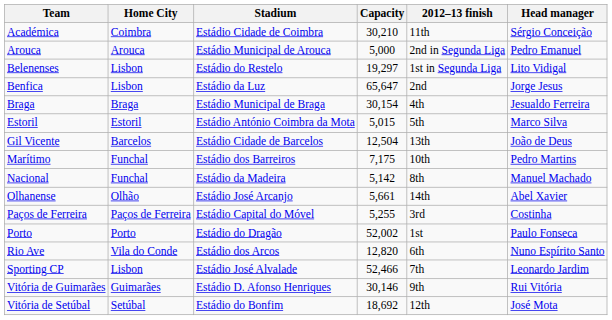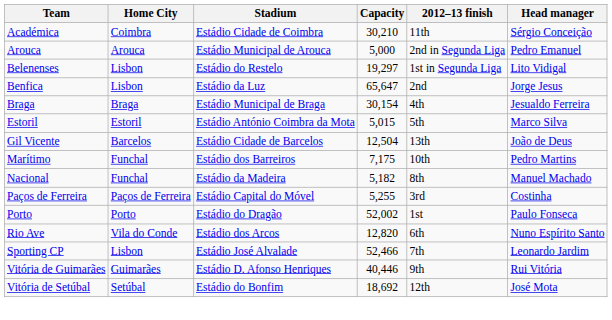(382, 178) 5,142 -> (382, 178) 5,182
- row: (31, 196)
(382, 287) 30,146 -> (382, 269) 40,446
